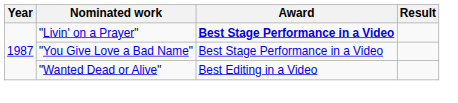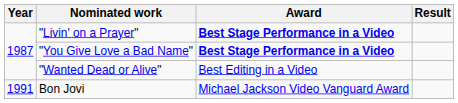(291, 51) normal -> (296, 51) bold
+ row: (62, 88)
